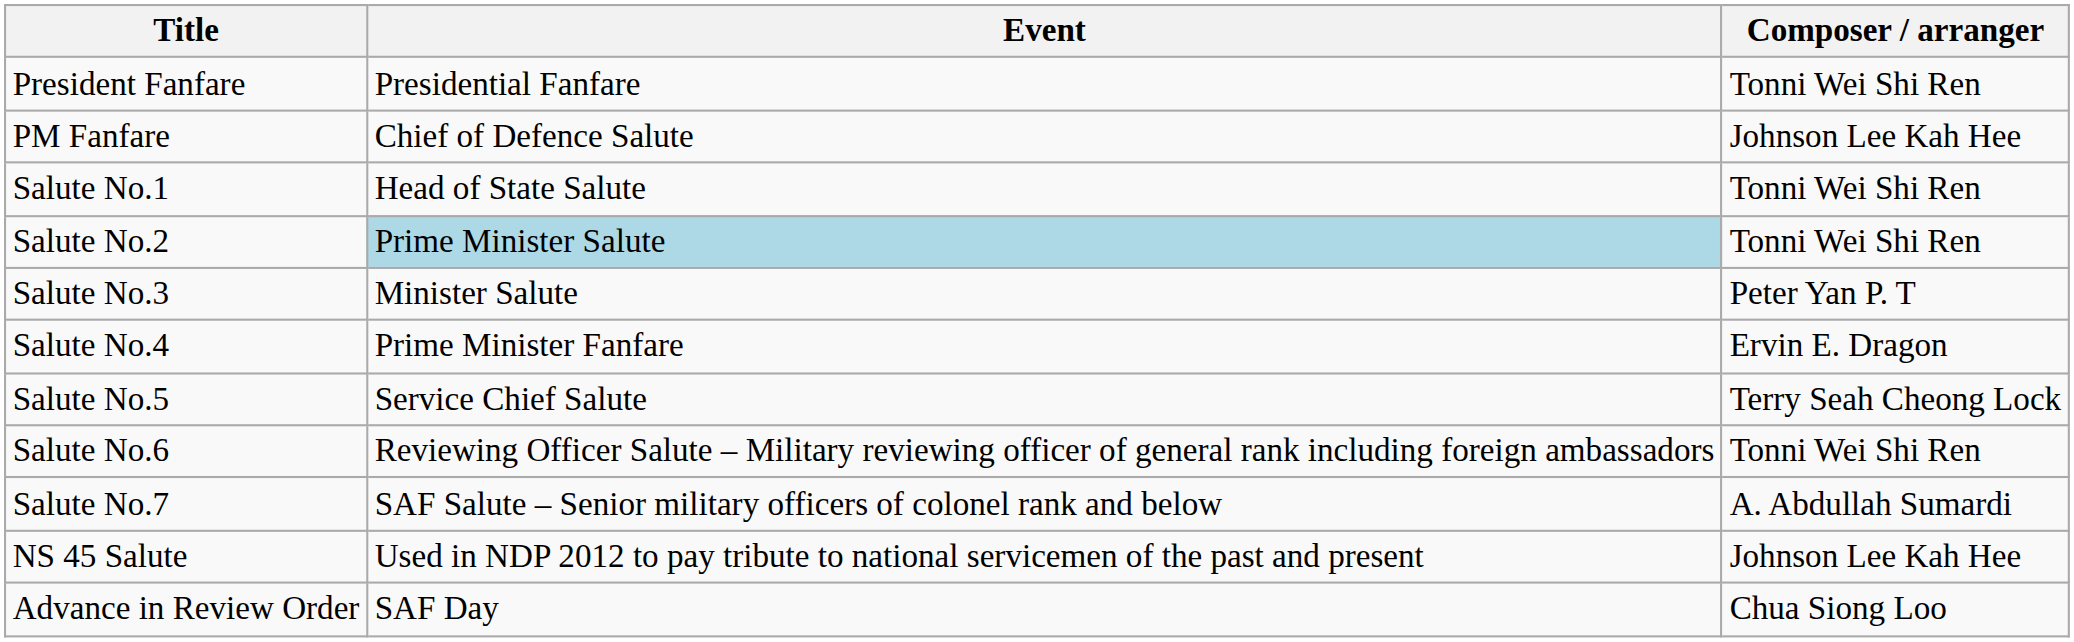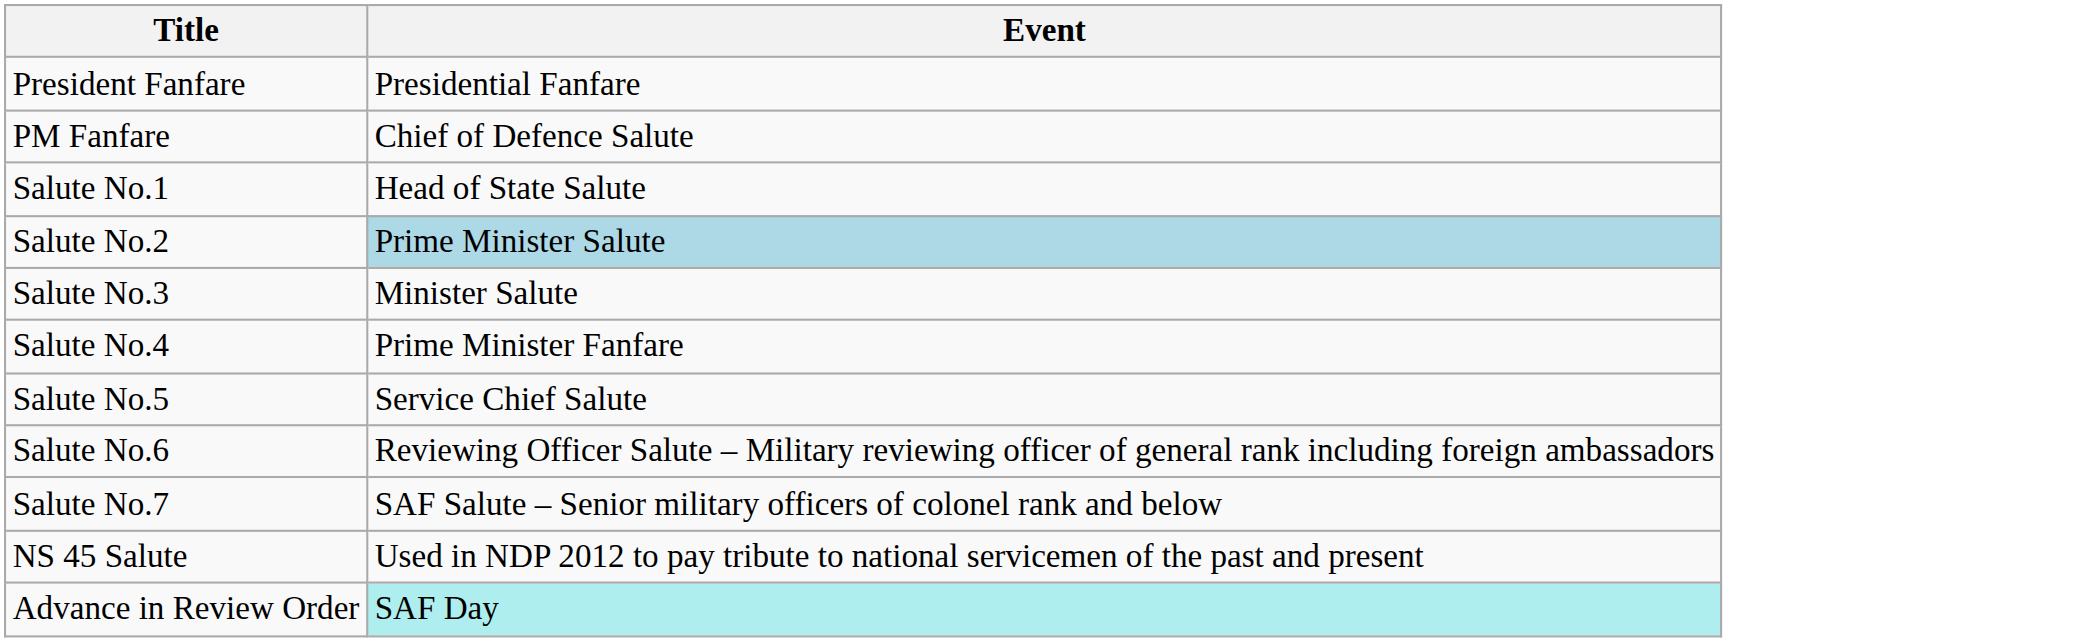- column: (1895, 30)
(437, 608) no background -> (437, 608) paleturquoise background
